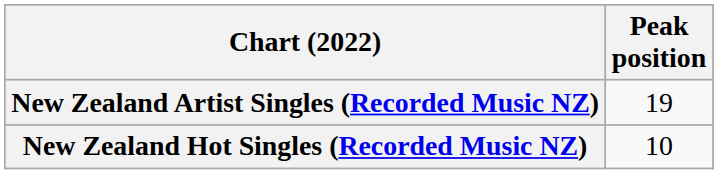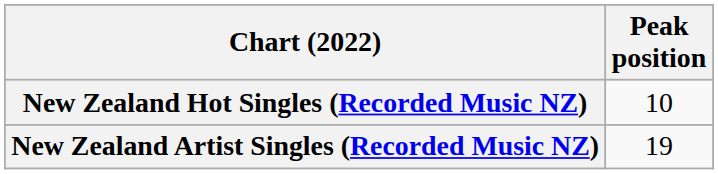rows swapped: (305, 146) <-> (305, 102)
